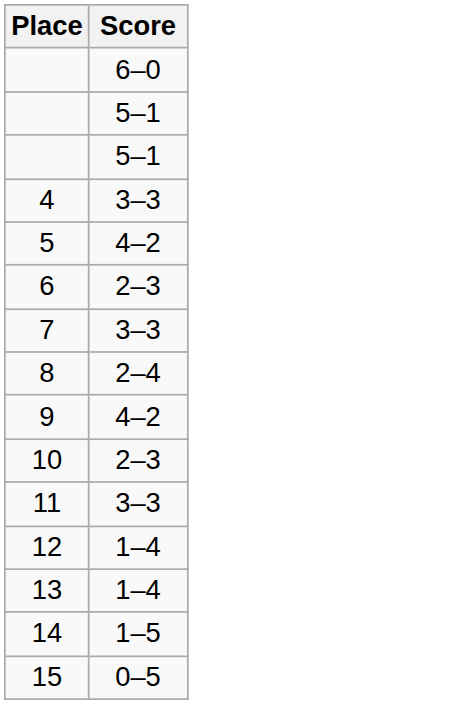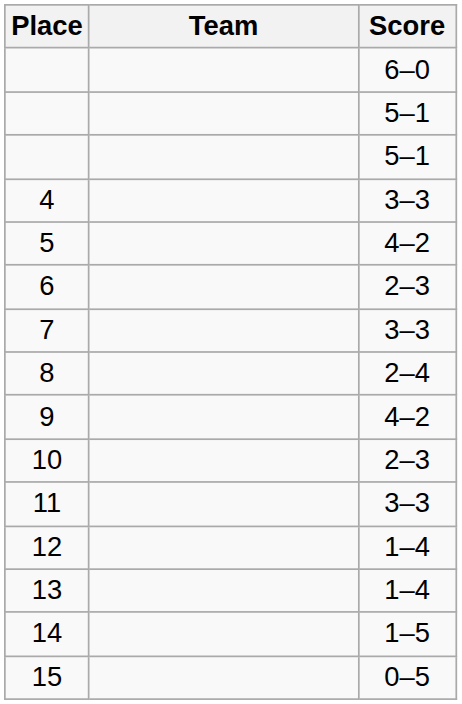+ column: (224, 26)
